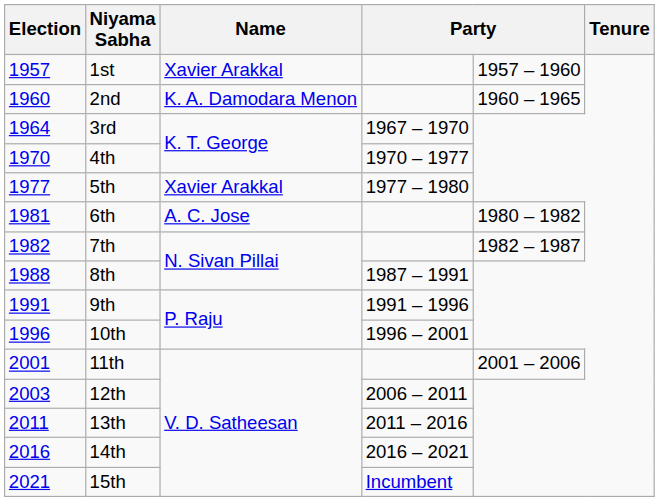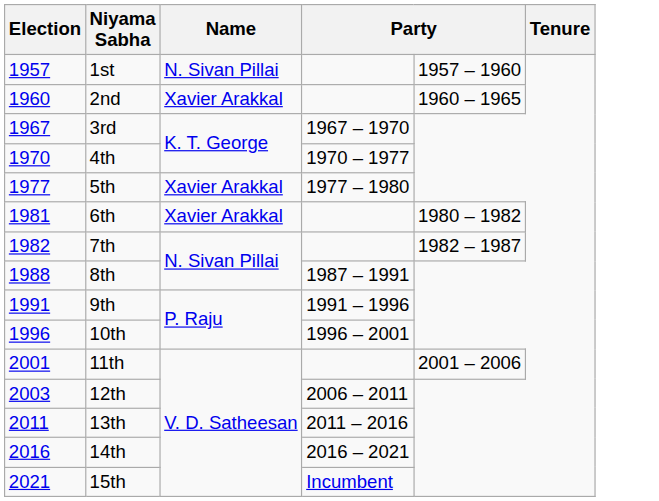(224, 69) Xavier Arakkal -> (221, 69) N. Sivan Pillai
(261, 98) K. A. Damodara Menon -> (224, 98) Xavier Arakkal
(30, 128) 1964 -> (30, 128) 1967
(207, 216) A. C. Jose -> (224, 216) Xavier Arakkal
